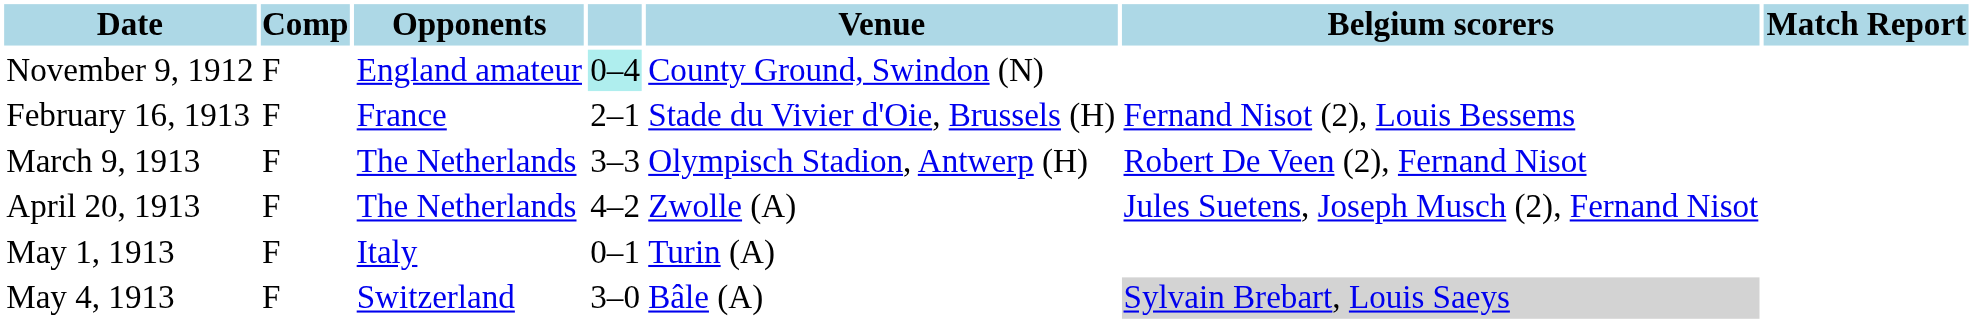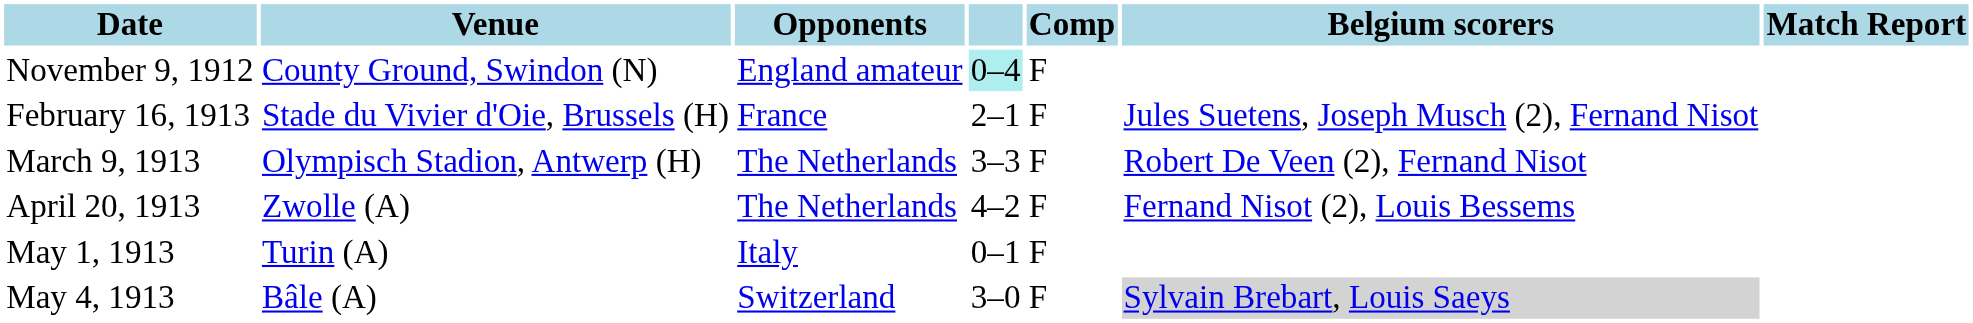columns swapped: (882, 24) <-> (305, 24)
(1349, 115) Fernand Nisot (2), Louis Bessems -> (1441, 115) Jules Suetens, Joseph Musch (2), Fernand Nisot
(1441, 206) Jules Suetens, Joseph Musch (2), Fernand Nisot -> (1349, 206) Fernand Nisot (2), Louis Bessems
